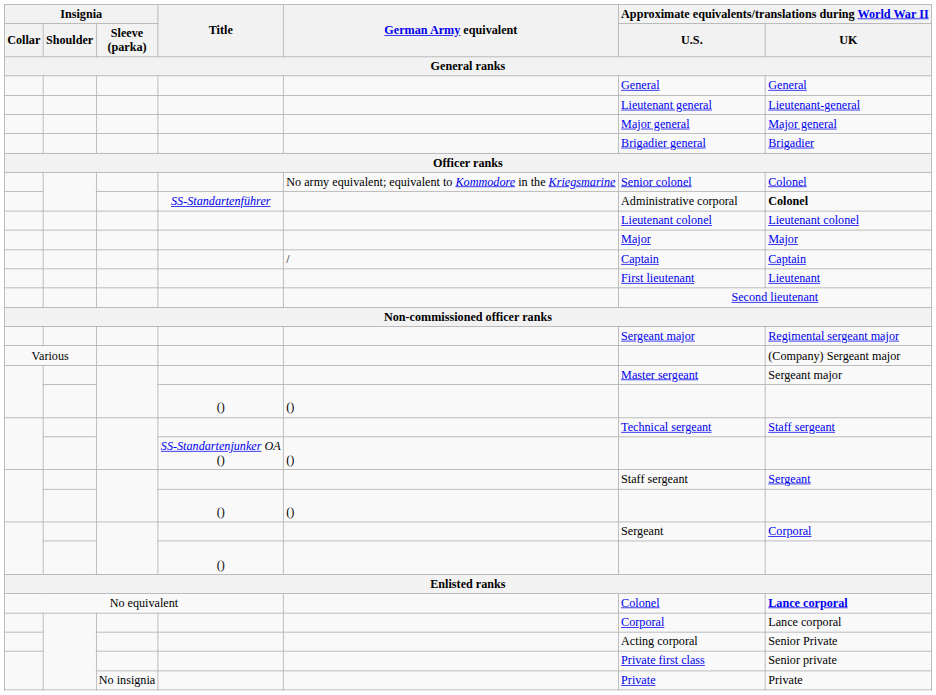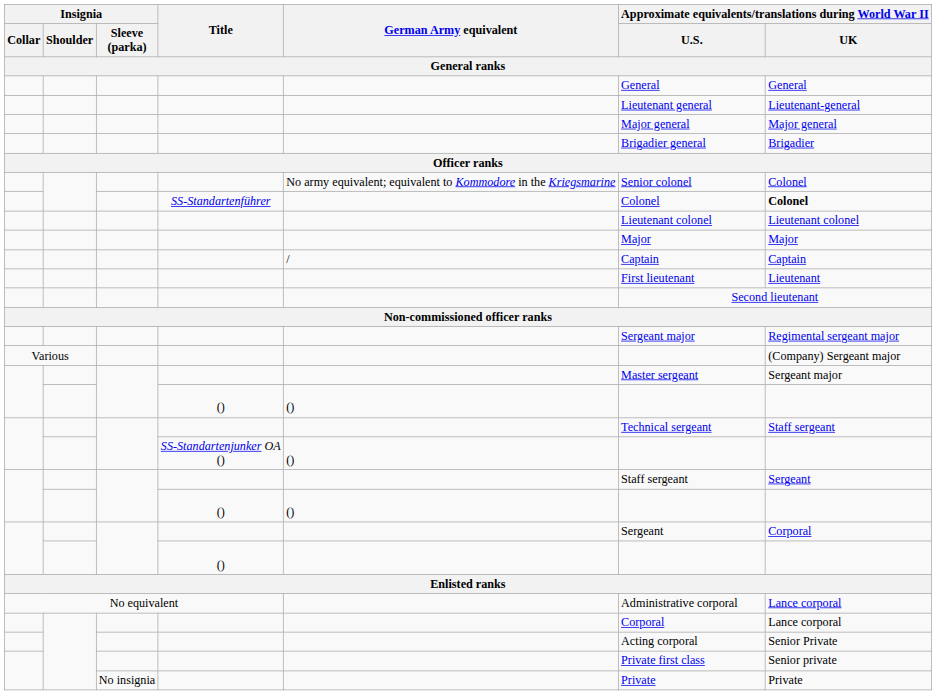(679, 201) Administrative corporal -> (640, 201) Colonel
(640, 603) Colonel -> (679, 603) Administrative corporal
(808, 603) bold -> (805, 603) normal
